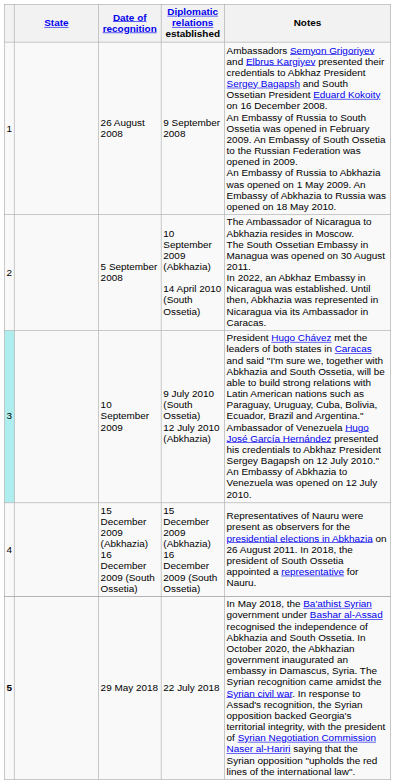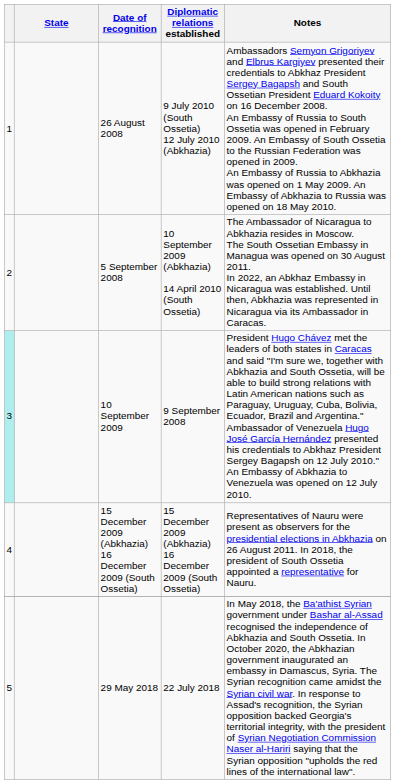(192, 128) 9 September 2008 -> (191, 128) 9 July 2010 (South Ossetia) 12 July 2010 (Abkhazia)
(191, 416) 9 July 2010 (South Ossetia) 12 July 2010 (Abkhazia) -> (192, 416) 9 September 2008
(9, 688) bold -> (9, 688) normal
